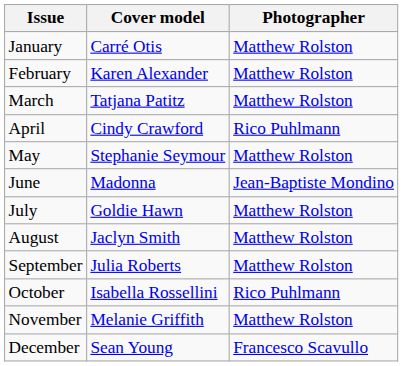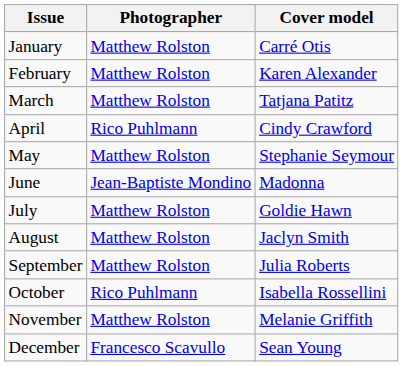columns swapped: (158, 18) <-> (314, 18)
